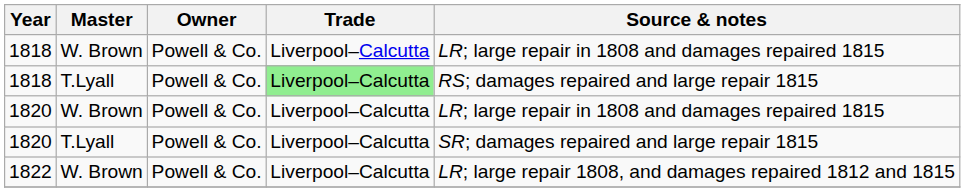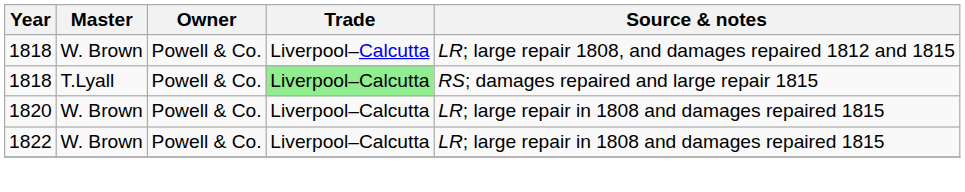(661, 50) LR; large repair in 1808 and damages repaired 1815 -> (697, 50) LR; large repair 1808, and damages repaired 1812 and 1815
- row: (30, 141)
(697, 171) LR; large repair 1808, and damages repaired 1812 and 1815 -> (661, 141) LR; large repair in 1808 and damages repaired 1815
